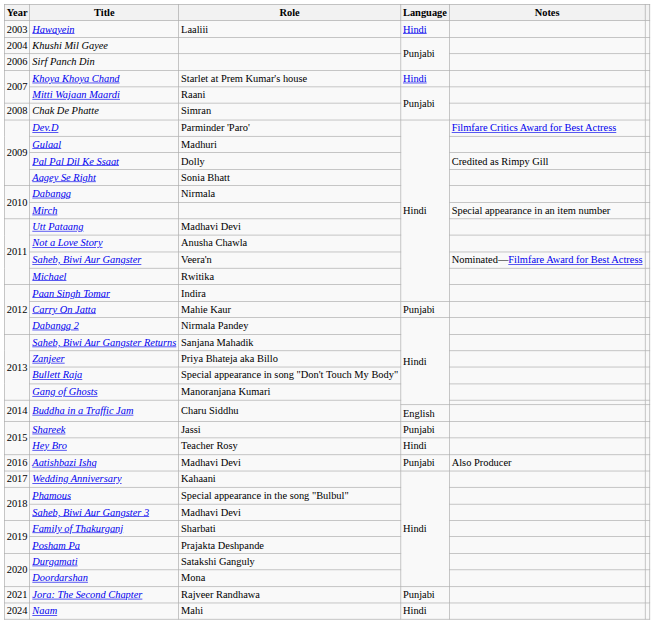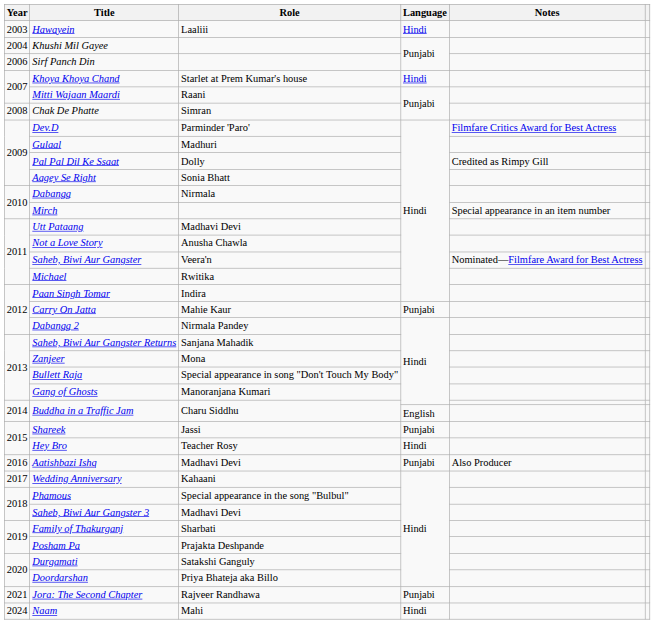(229, 359) Priya Bhateja aka Billo -> (193, 359) Mona
(193, 578) Mona -> (229, 578) Priya Bhateja aka Billo
